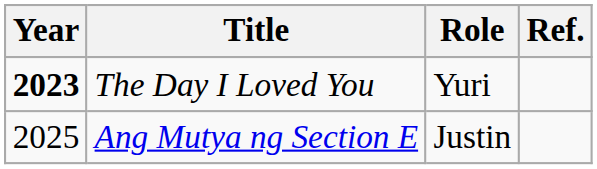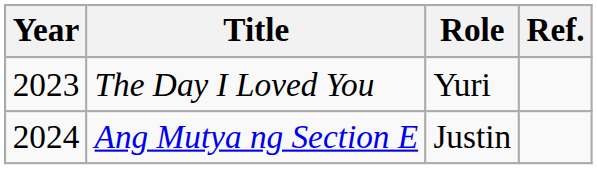(46, 83) bold -> (46, 83) normal
(46, 136) 2025 -> (46, 136) 2024
